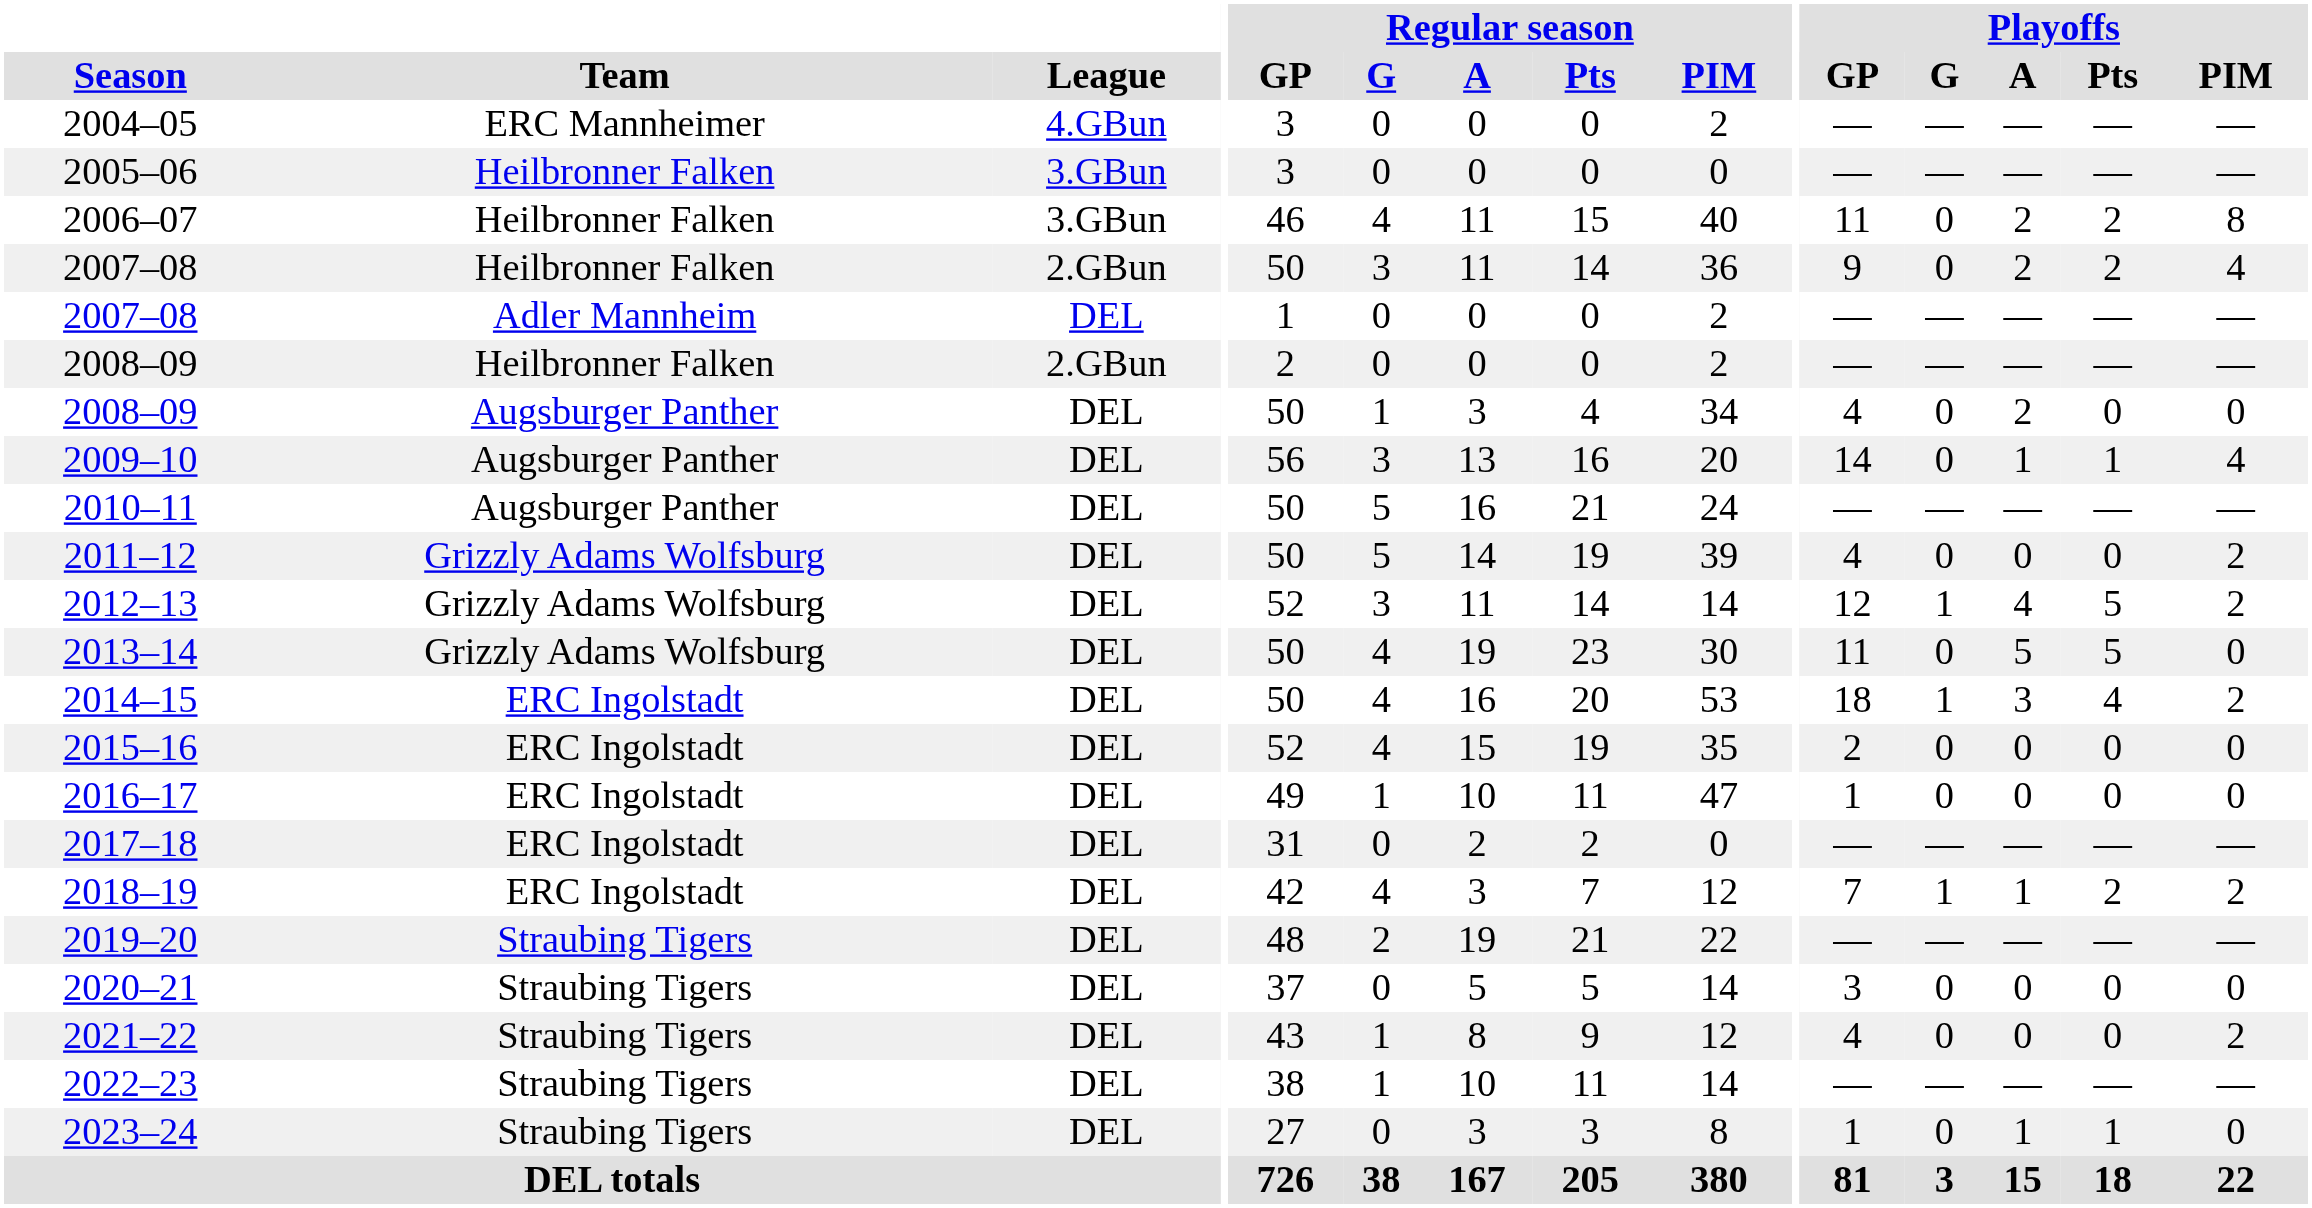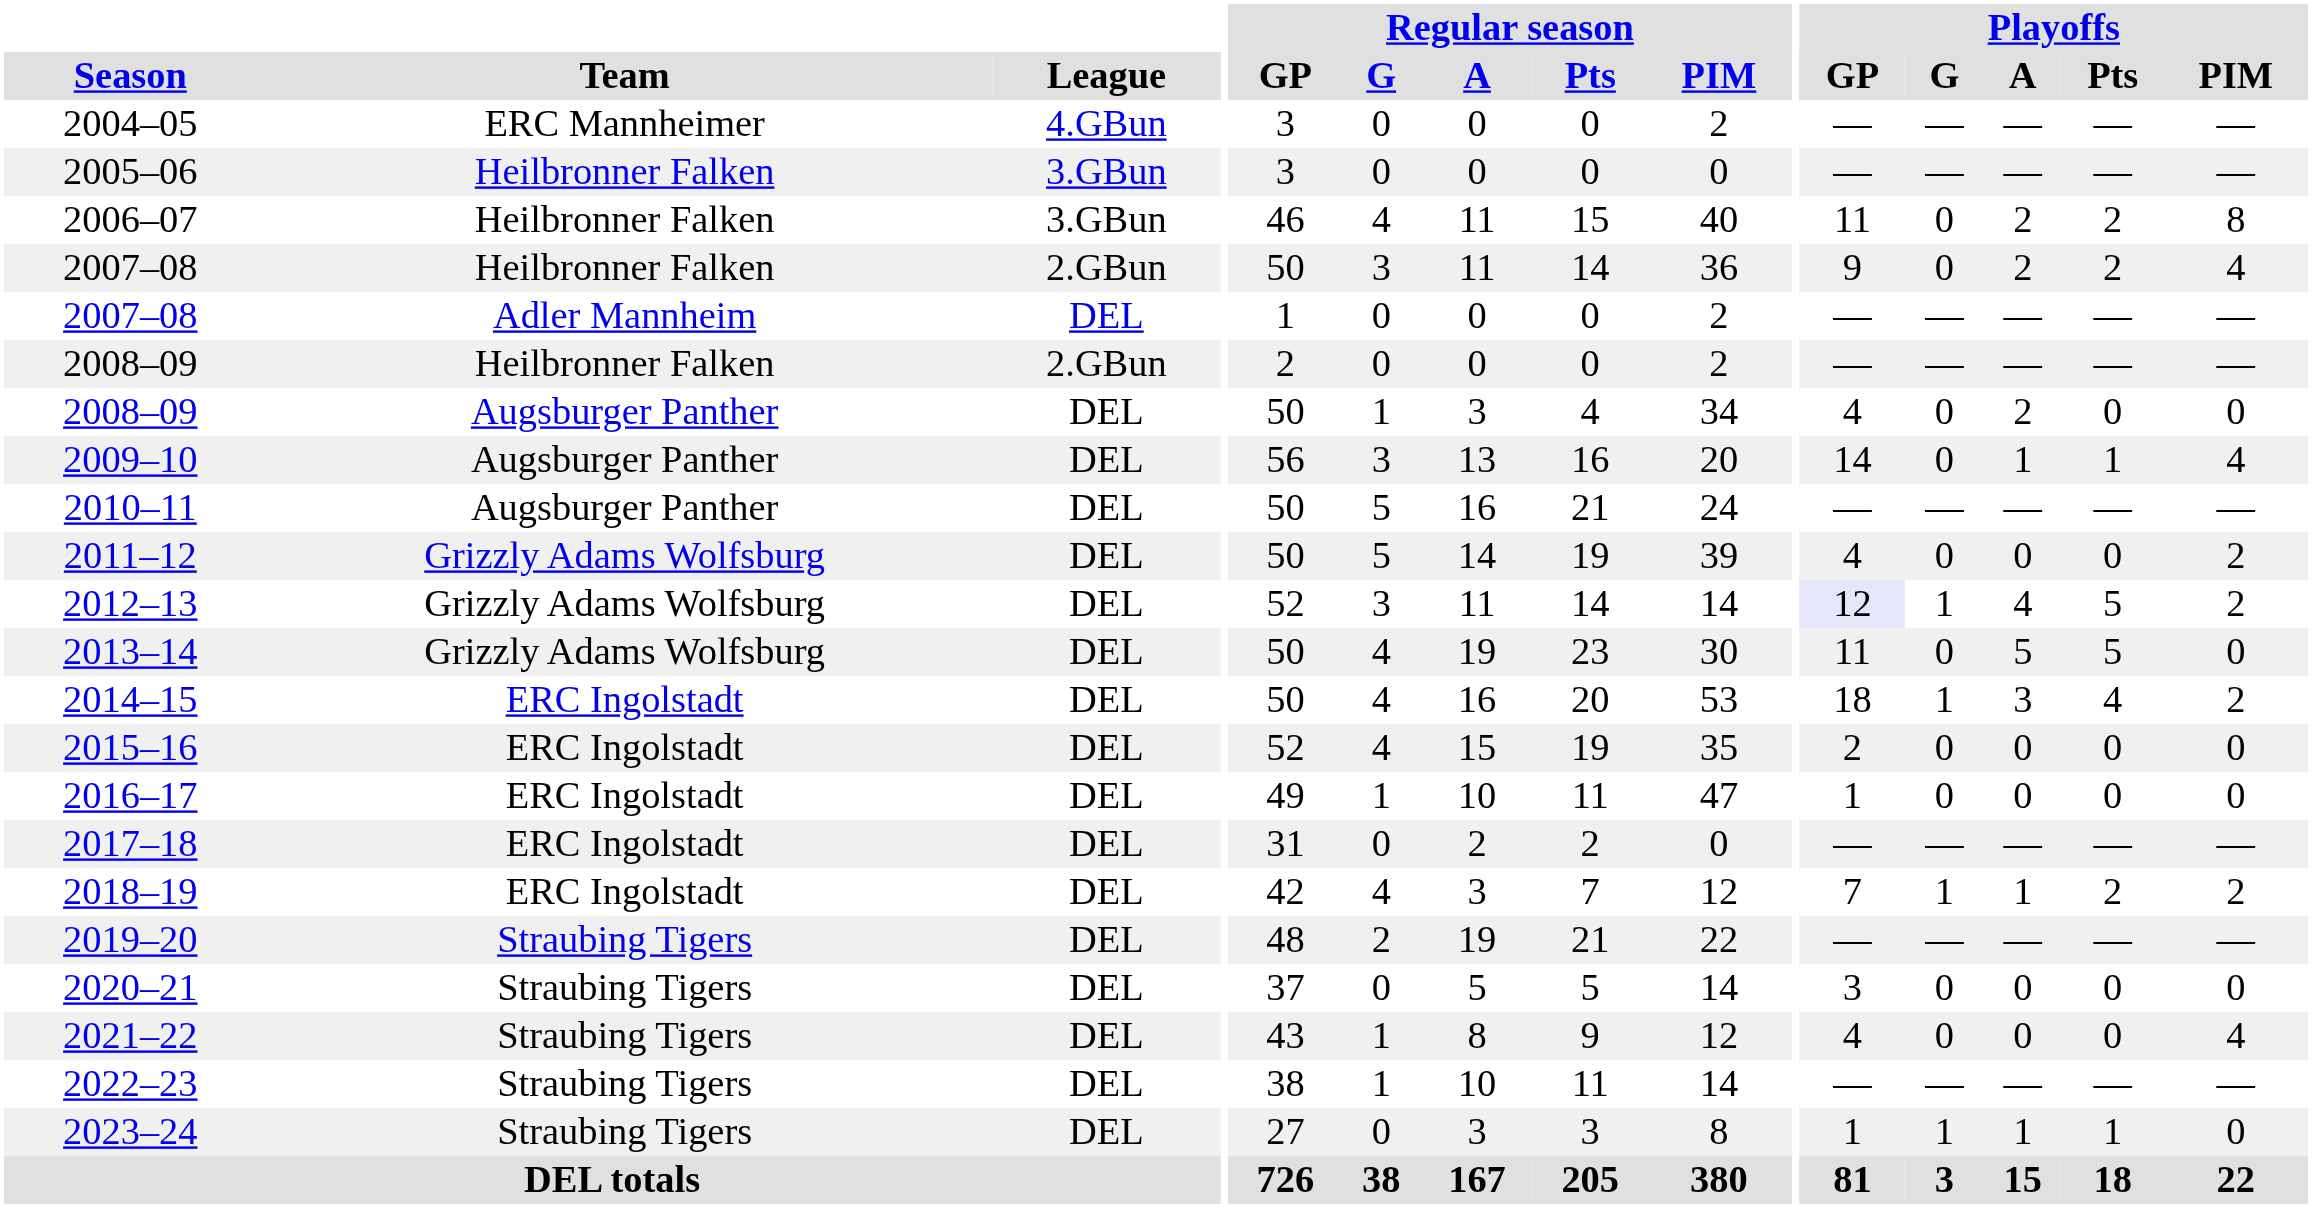(1852, 603) no background -> (1852, 603) lavender background
(2236, 1035) 2 -> (2236, 1035) 4
(1944, 1131) 0 -> (1944, 1131) 1
